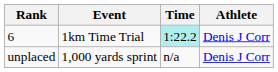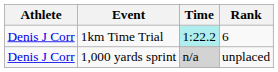columns swapped: (236, 15) <-> (31, 15)
(171, 57) no background -> (191, 57) lightgrey background
